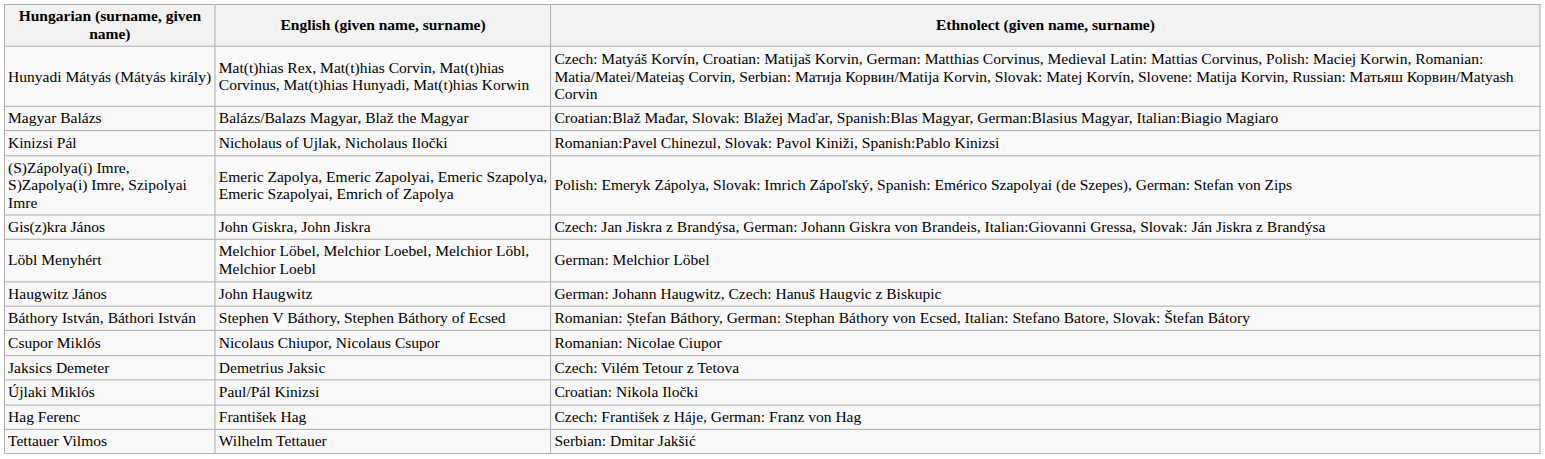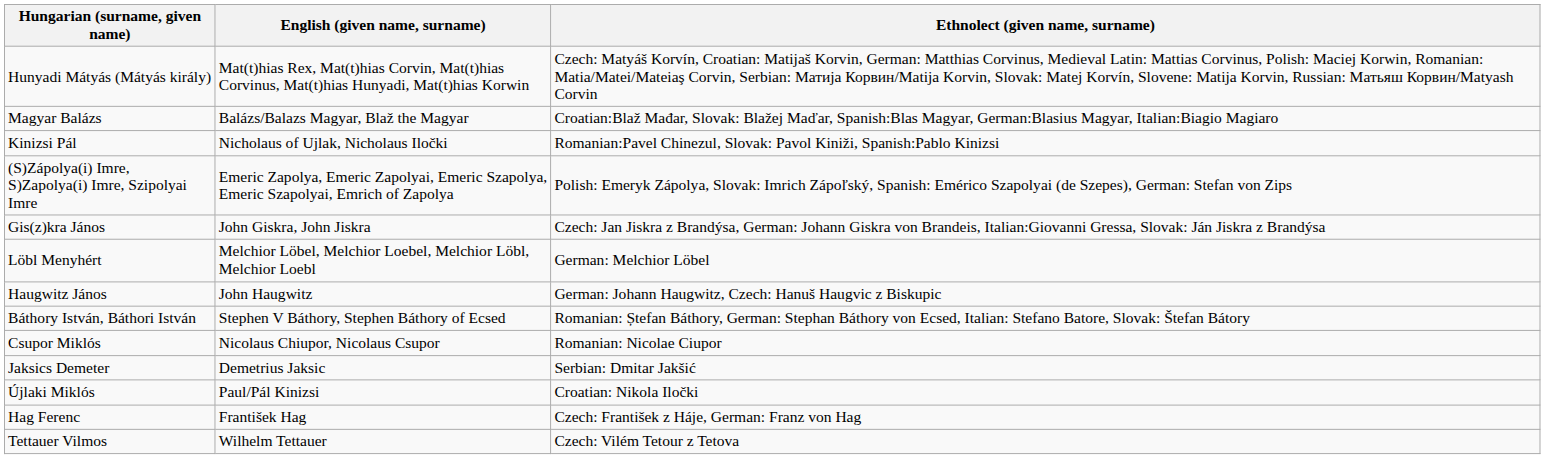(647, 367) Czech: Vilém Tetour z Tetova -> (625, 367) Serbian: Dmitar Jakšić
(625, 441) Serbian: Dmitar Jakšić -> (647, 441) Czech: Vilém Tetour z Tetova
